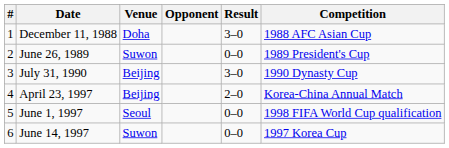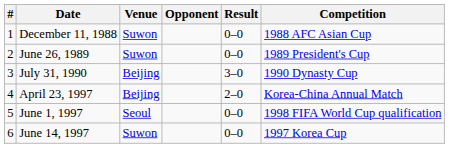(136, 34) Doha -> (140, 34) Suwon
(234, 34) 3–0 -> (234, 34) 0–0
